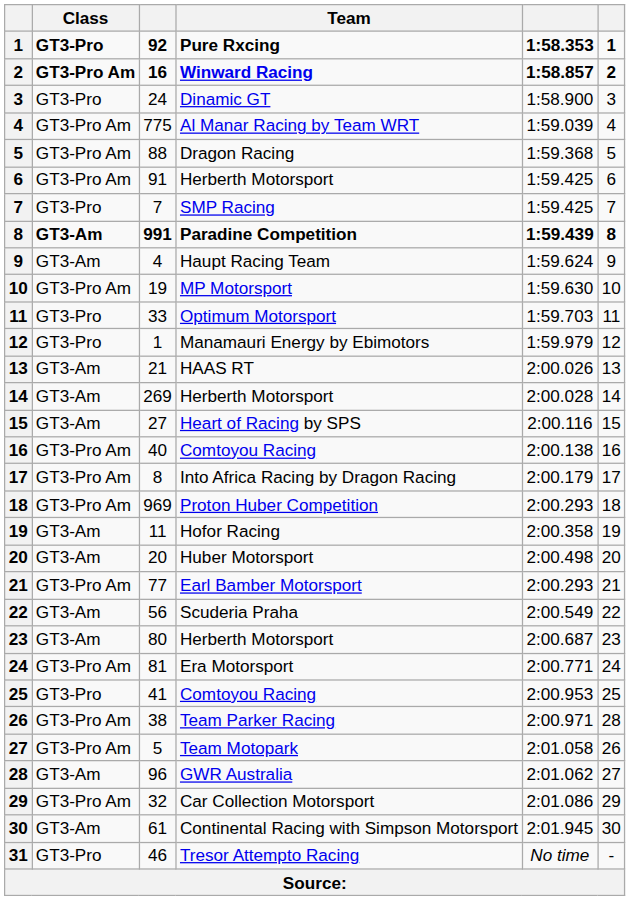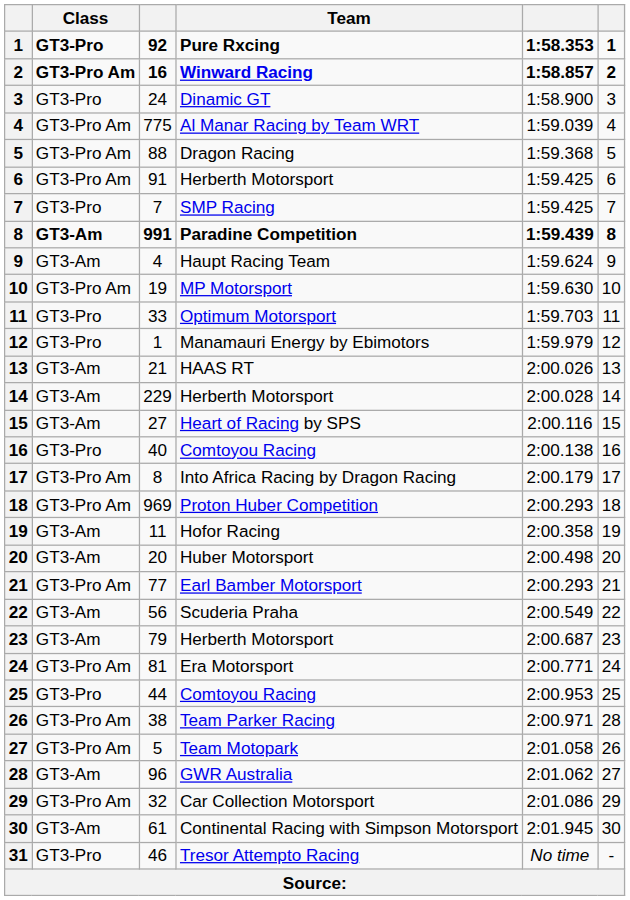(158, 396) 269 -> (158, 396) 229
(83, 450) GT3-Pro Am -> (69, 450) GT3-Pro
(158, 639) 80 -> (158, 639) 79
(158, 693) 41 -> (158, 693) 44
